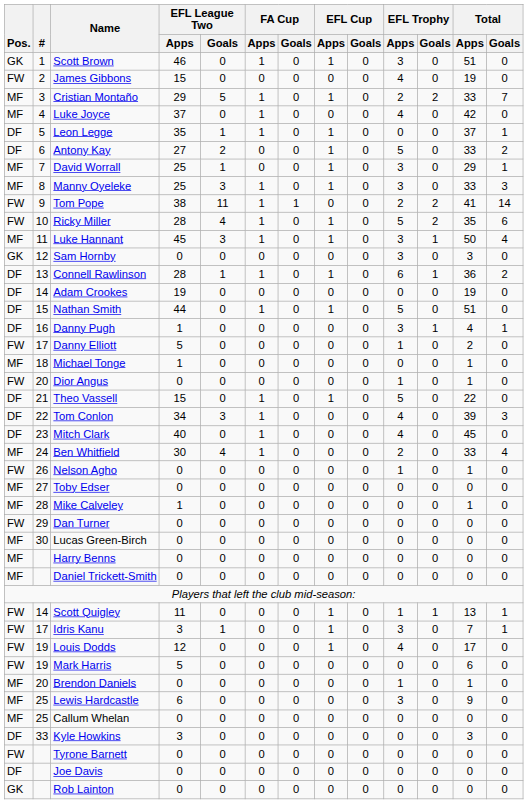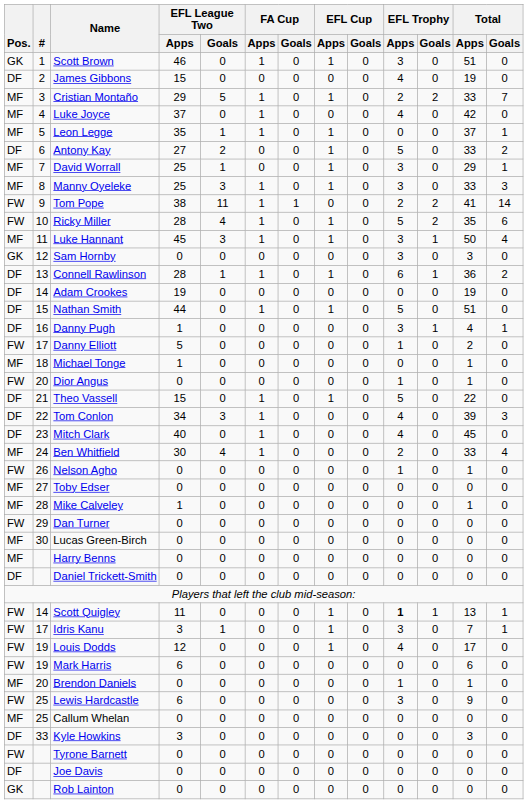(16, 79) FW -> (14, 79) DF
(14, 132) DF -> (15, 132) MF
(15, 576) MF -> (14, 576) DF
(400, 612) normal -> (400, 612) bold
(180, 665) 5 -> (180, 665) 6
(15, 700) MF -> (16, 700) FW
